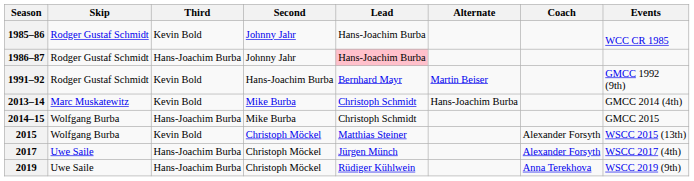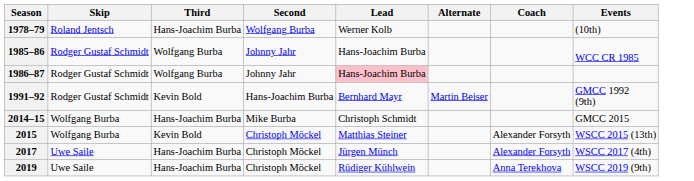+ row: (26, 29)
(178, 35) Kevin Bold -> (188, 51) Wolfgang Burba
(197, 57) Hans-Joachim Burba -> (188, 73) Wolfgang Burba
- row: (26, 102)
